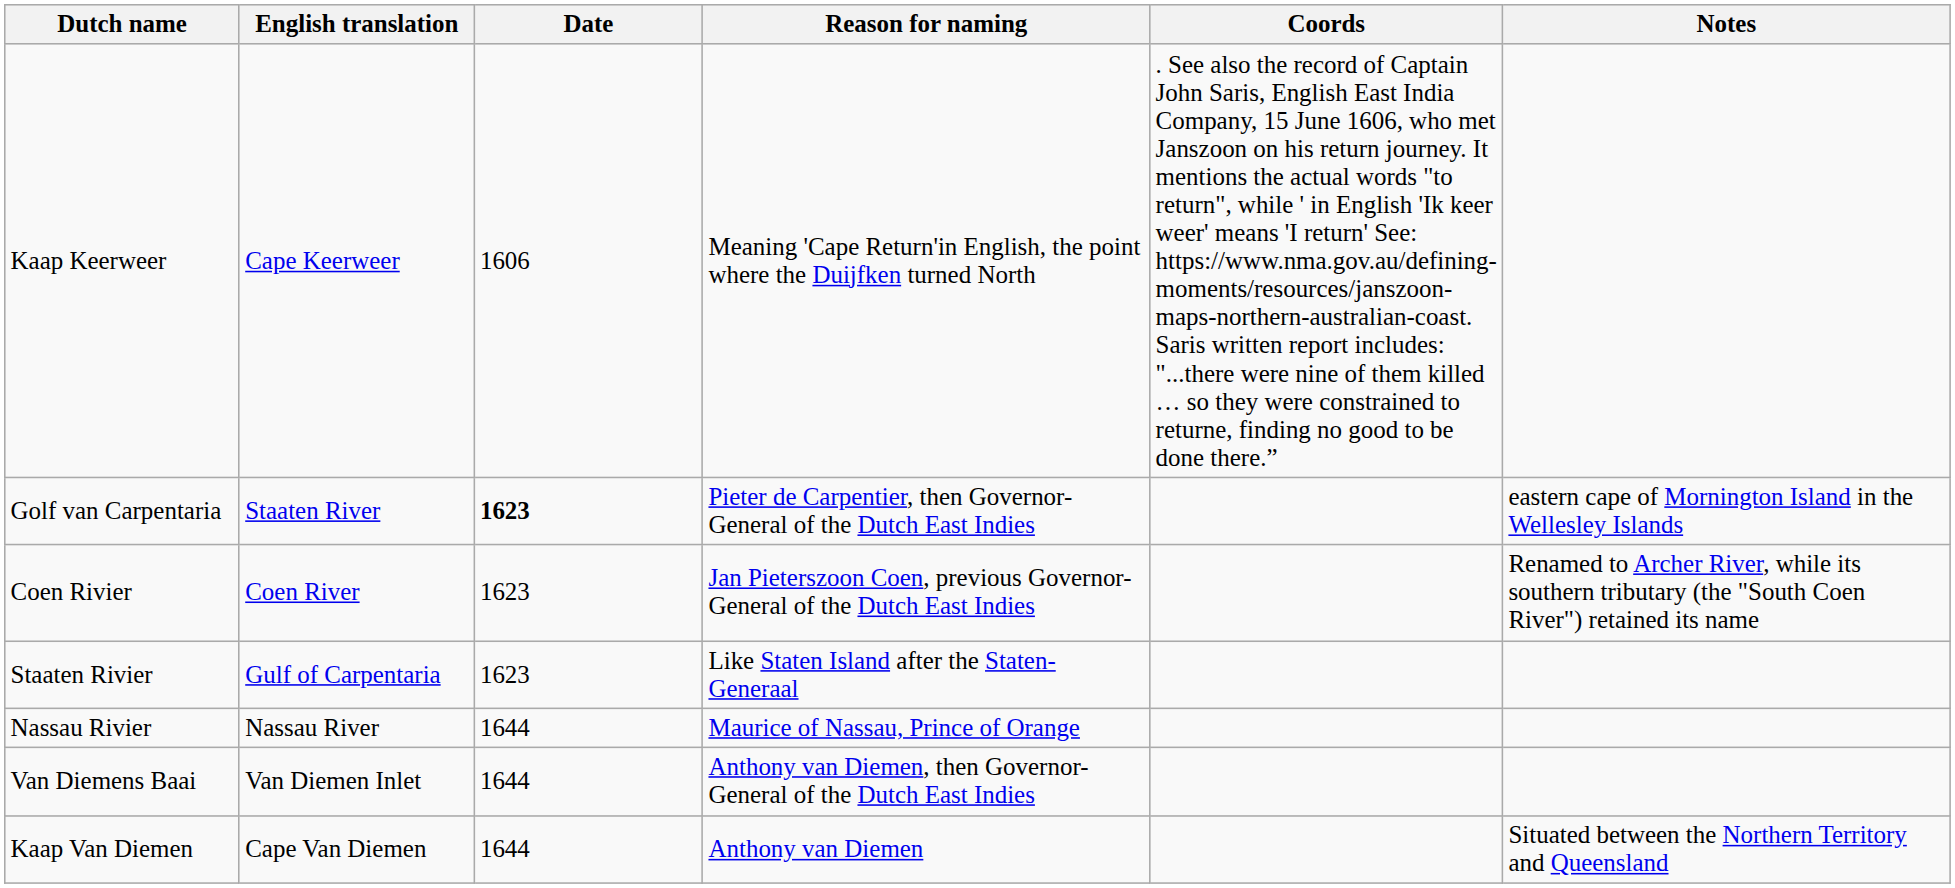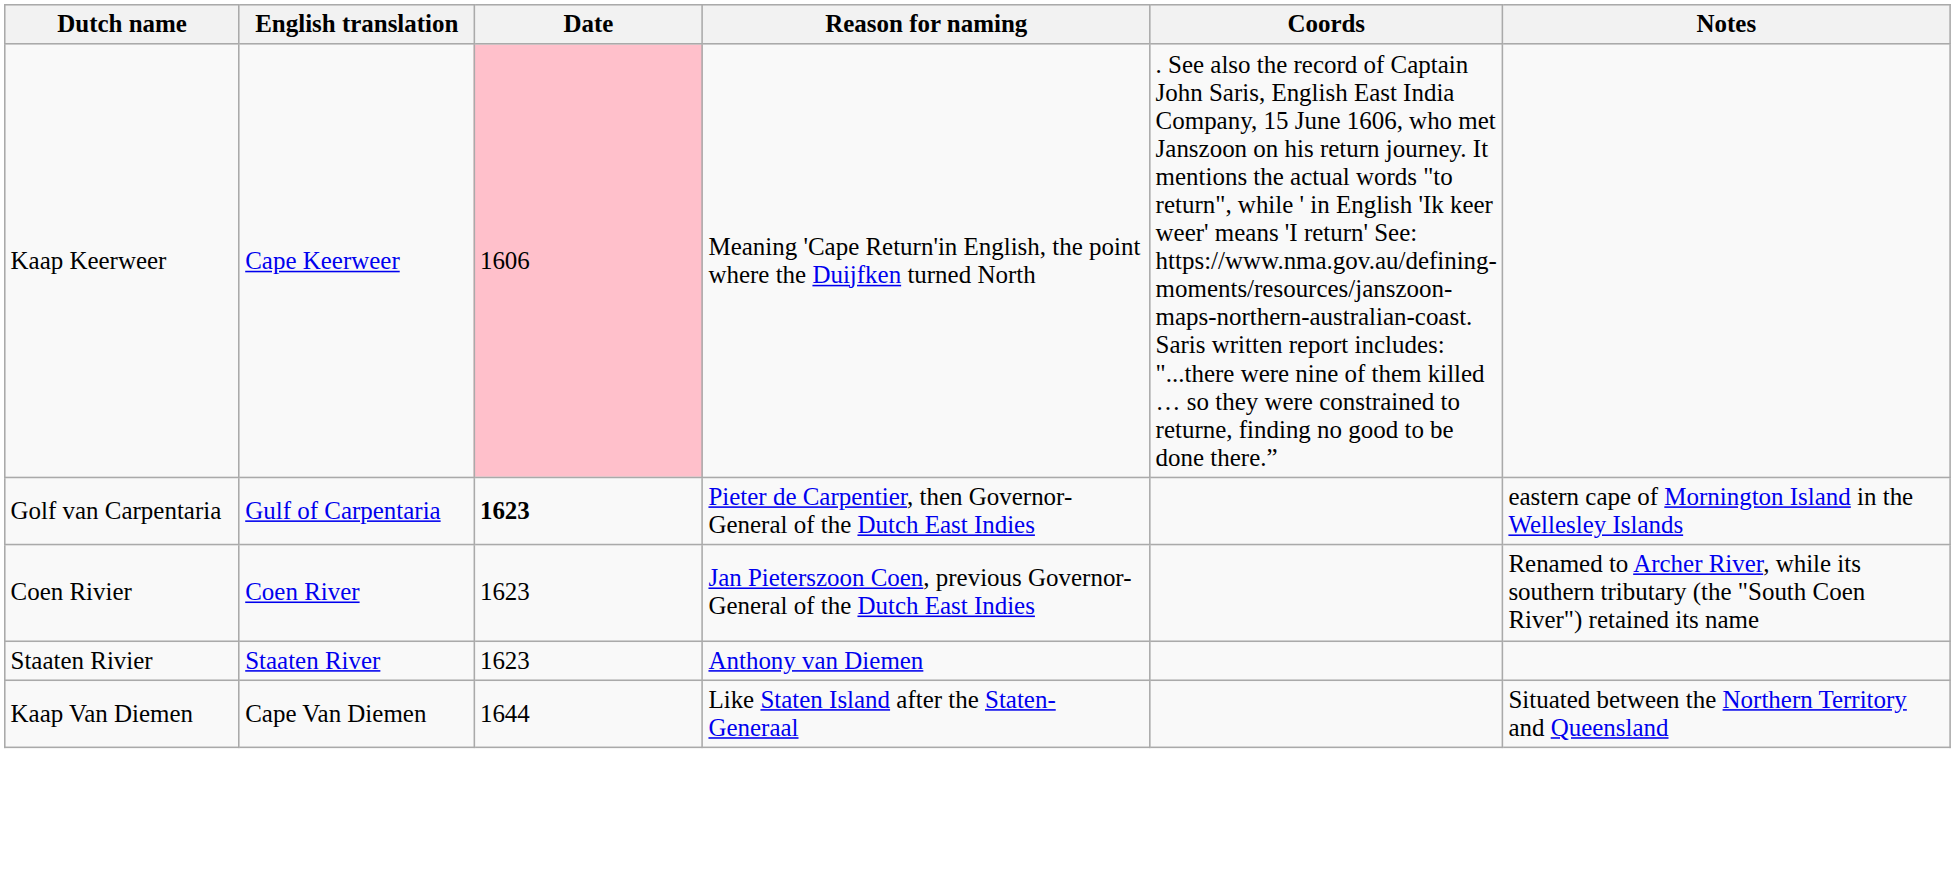(505, 260) no background -> (505, 260) pink background
(313, 510) Staaten River -> (343, 510) Gulf of Carpentaria
(343, 674) Gulf of Carpentaria -> (313, 659) Staaten River
(882, 674) Like Staten Island after the Staten-Generaal -> (816, 659) Anthony van Diemen
- row: (81, 727)
- row: (103, 781)
(816, 848) Anthony van Diemen -> (882, 713) Like Staten Island after the Staten-Generaal
